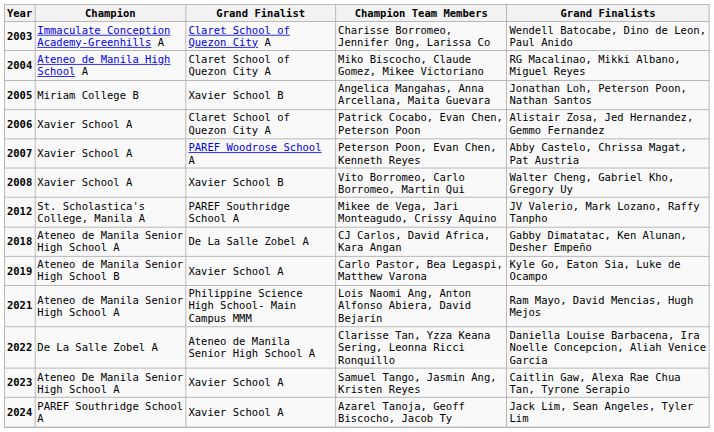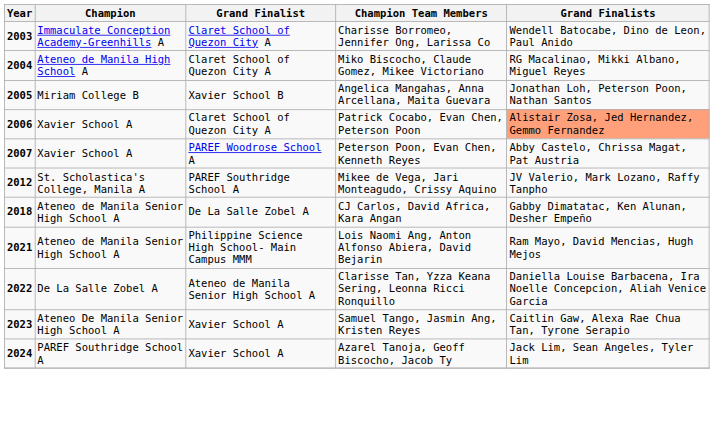(601, 124) no background -> (601, 124) lightsalmon background
- row: (401, 183)
- row: (420, 271)
